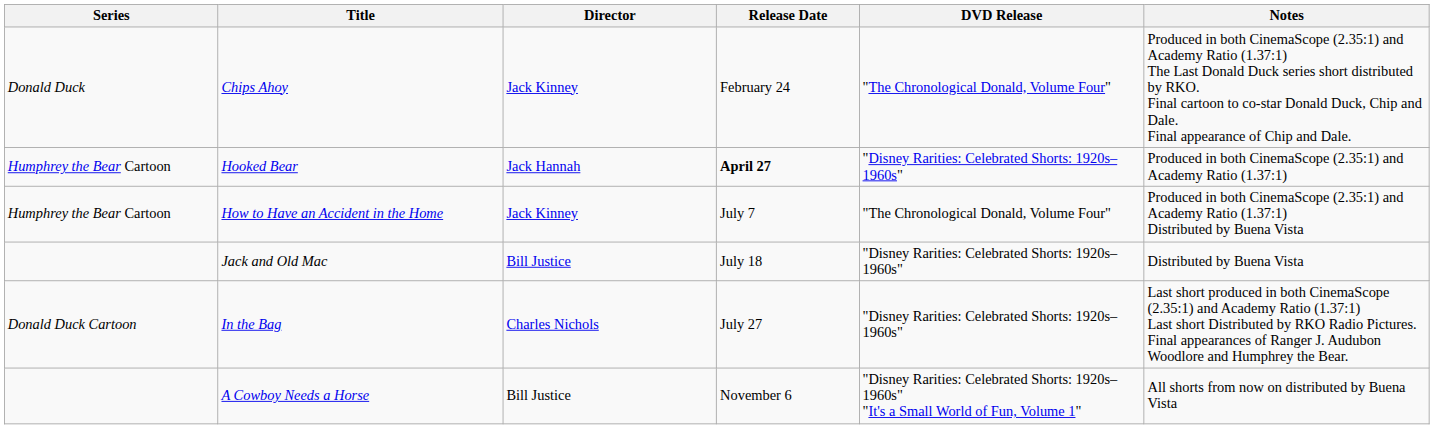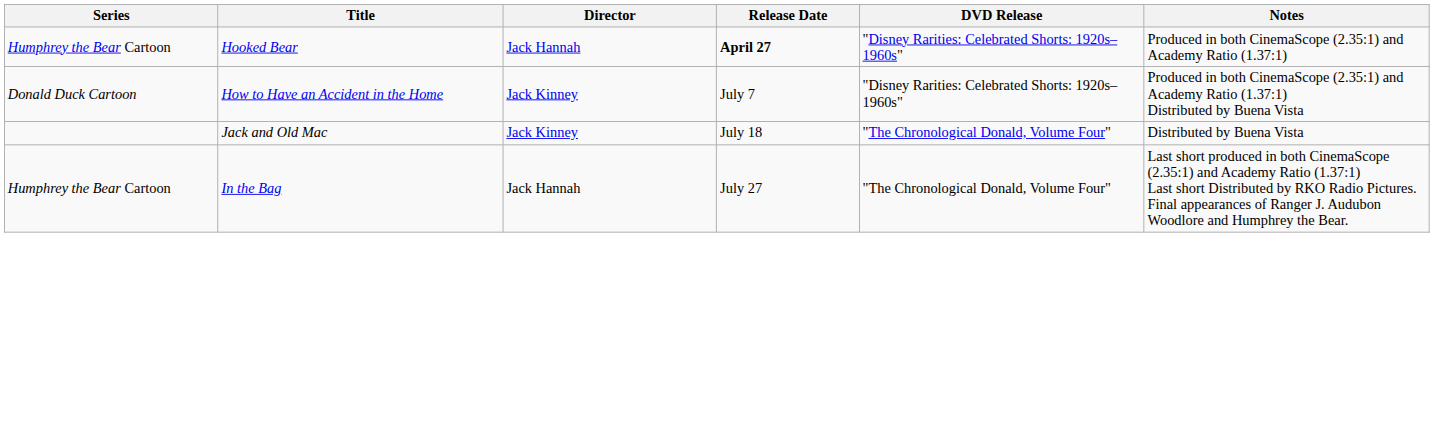- row: (255, 87)
(89, 214) Humphrey the Bear Cartoon -> (72, 93) Donald Duck Cartoon
(987, 214) "The Chronological Donald, Volume Four" -> (990, 93) "Disney Rarities: Celebrated Shorts: 1920s–1960s"
(539, 261) Bill Justice -> (542, 133) Jack Kinney
(990, 261) "Disney Rarities: Celebrated Shorts: 1920s–1960s" -> (987, 133) "The Chronological Donald, Volume Four"
(72, 324) Donald Duck Cartoon -> (89, 188) Humphrey the Bear Cartoon
(553, 324) Charles Nichols -> (543, 188) Jack Hannah
(990, 324) "Disney Rarities: Celebrated Shorts: 1920s–1960s" -> (987, 188) "The Chronological Donald, Volume Four"
- row: (295, 395)
